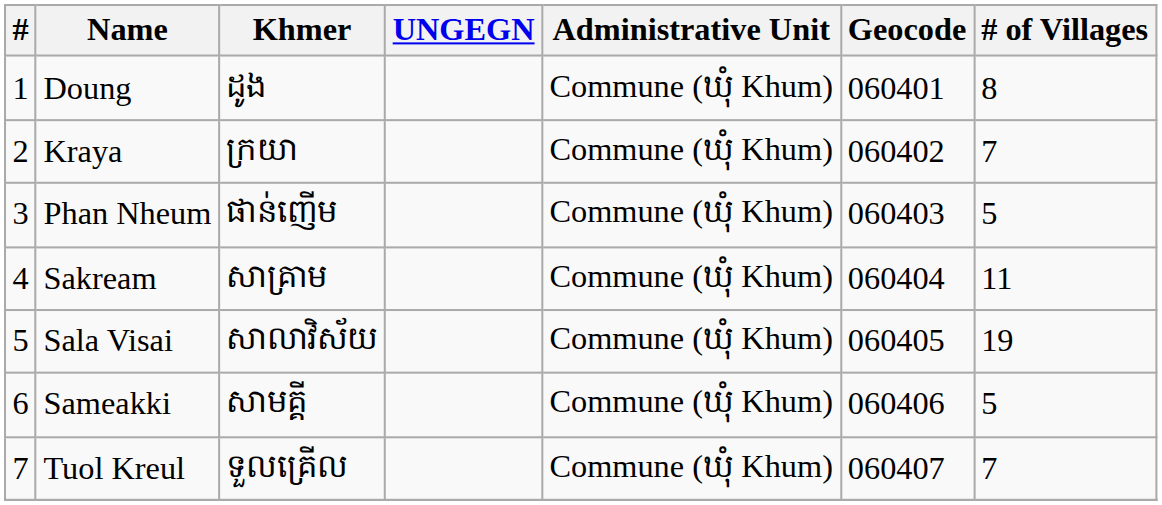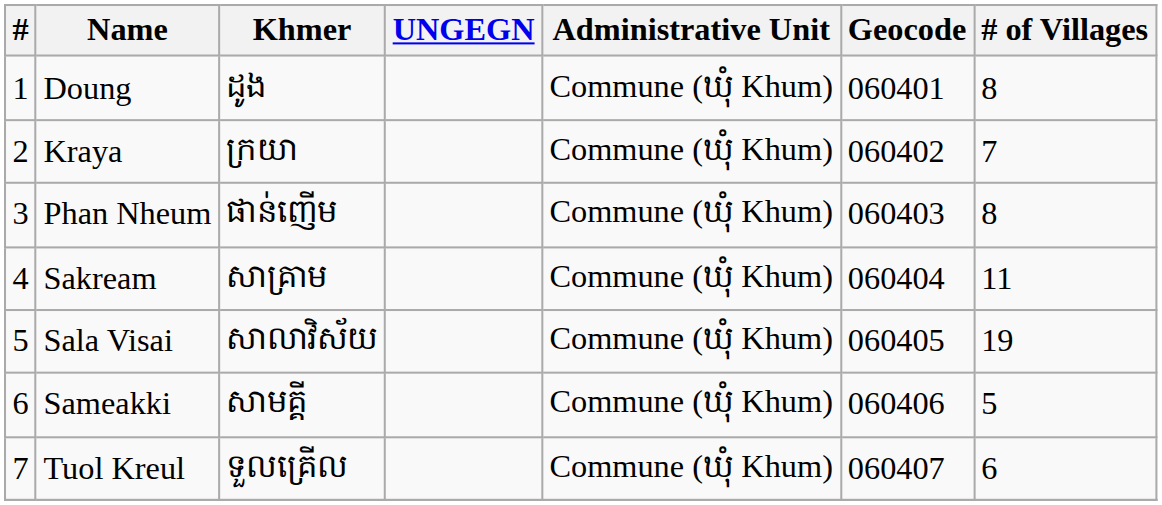(989, 214) 5 -> (989, 214) 8
(989, 467) 7 -> (989, 467) 6
